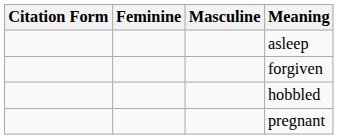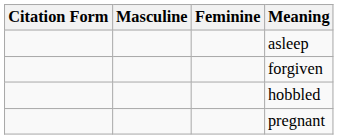columns swapped: (225, 17) <-> (149, 17)
